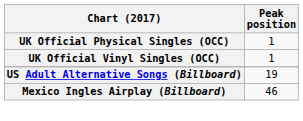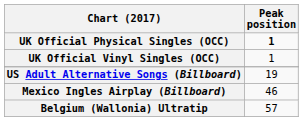(271, 41) normal -> (271, 41) bold
+ row: (124, 108)
